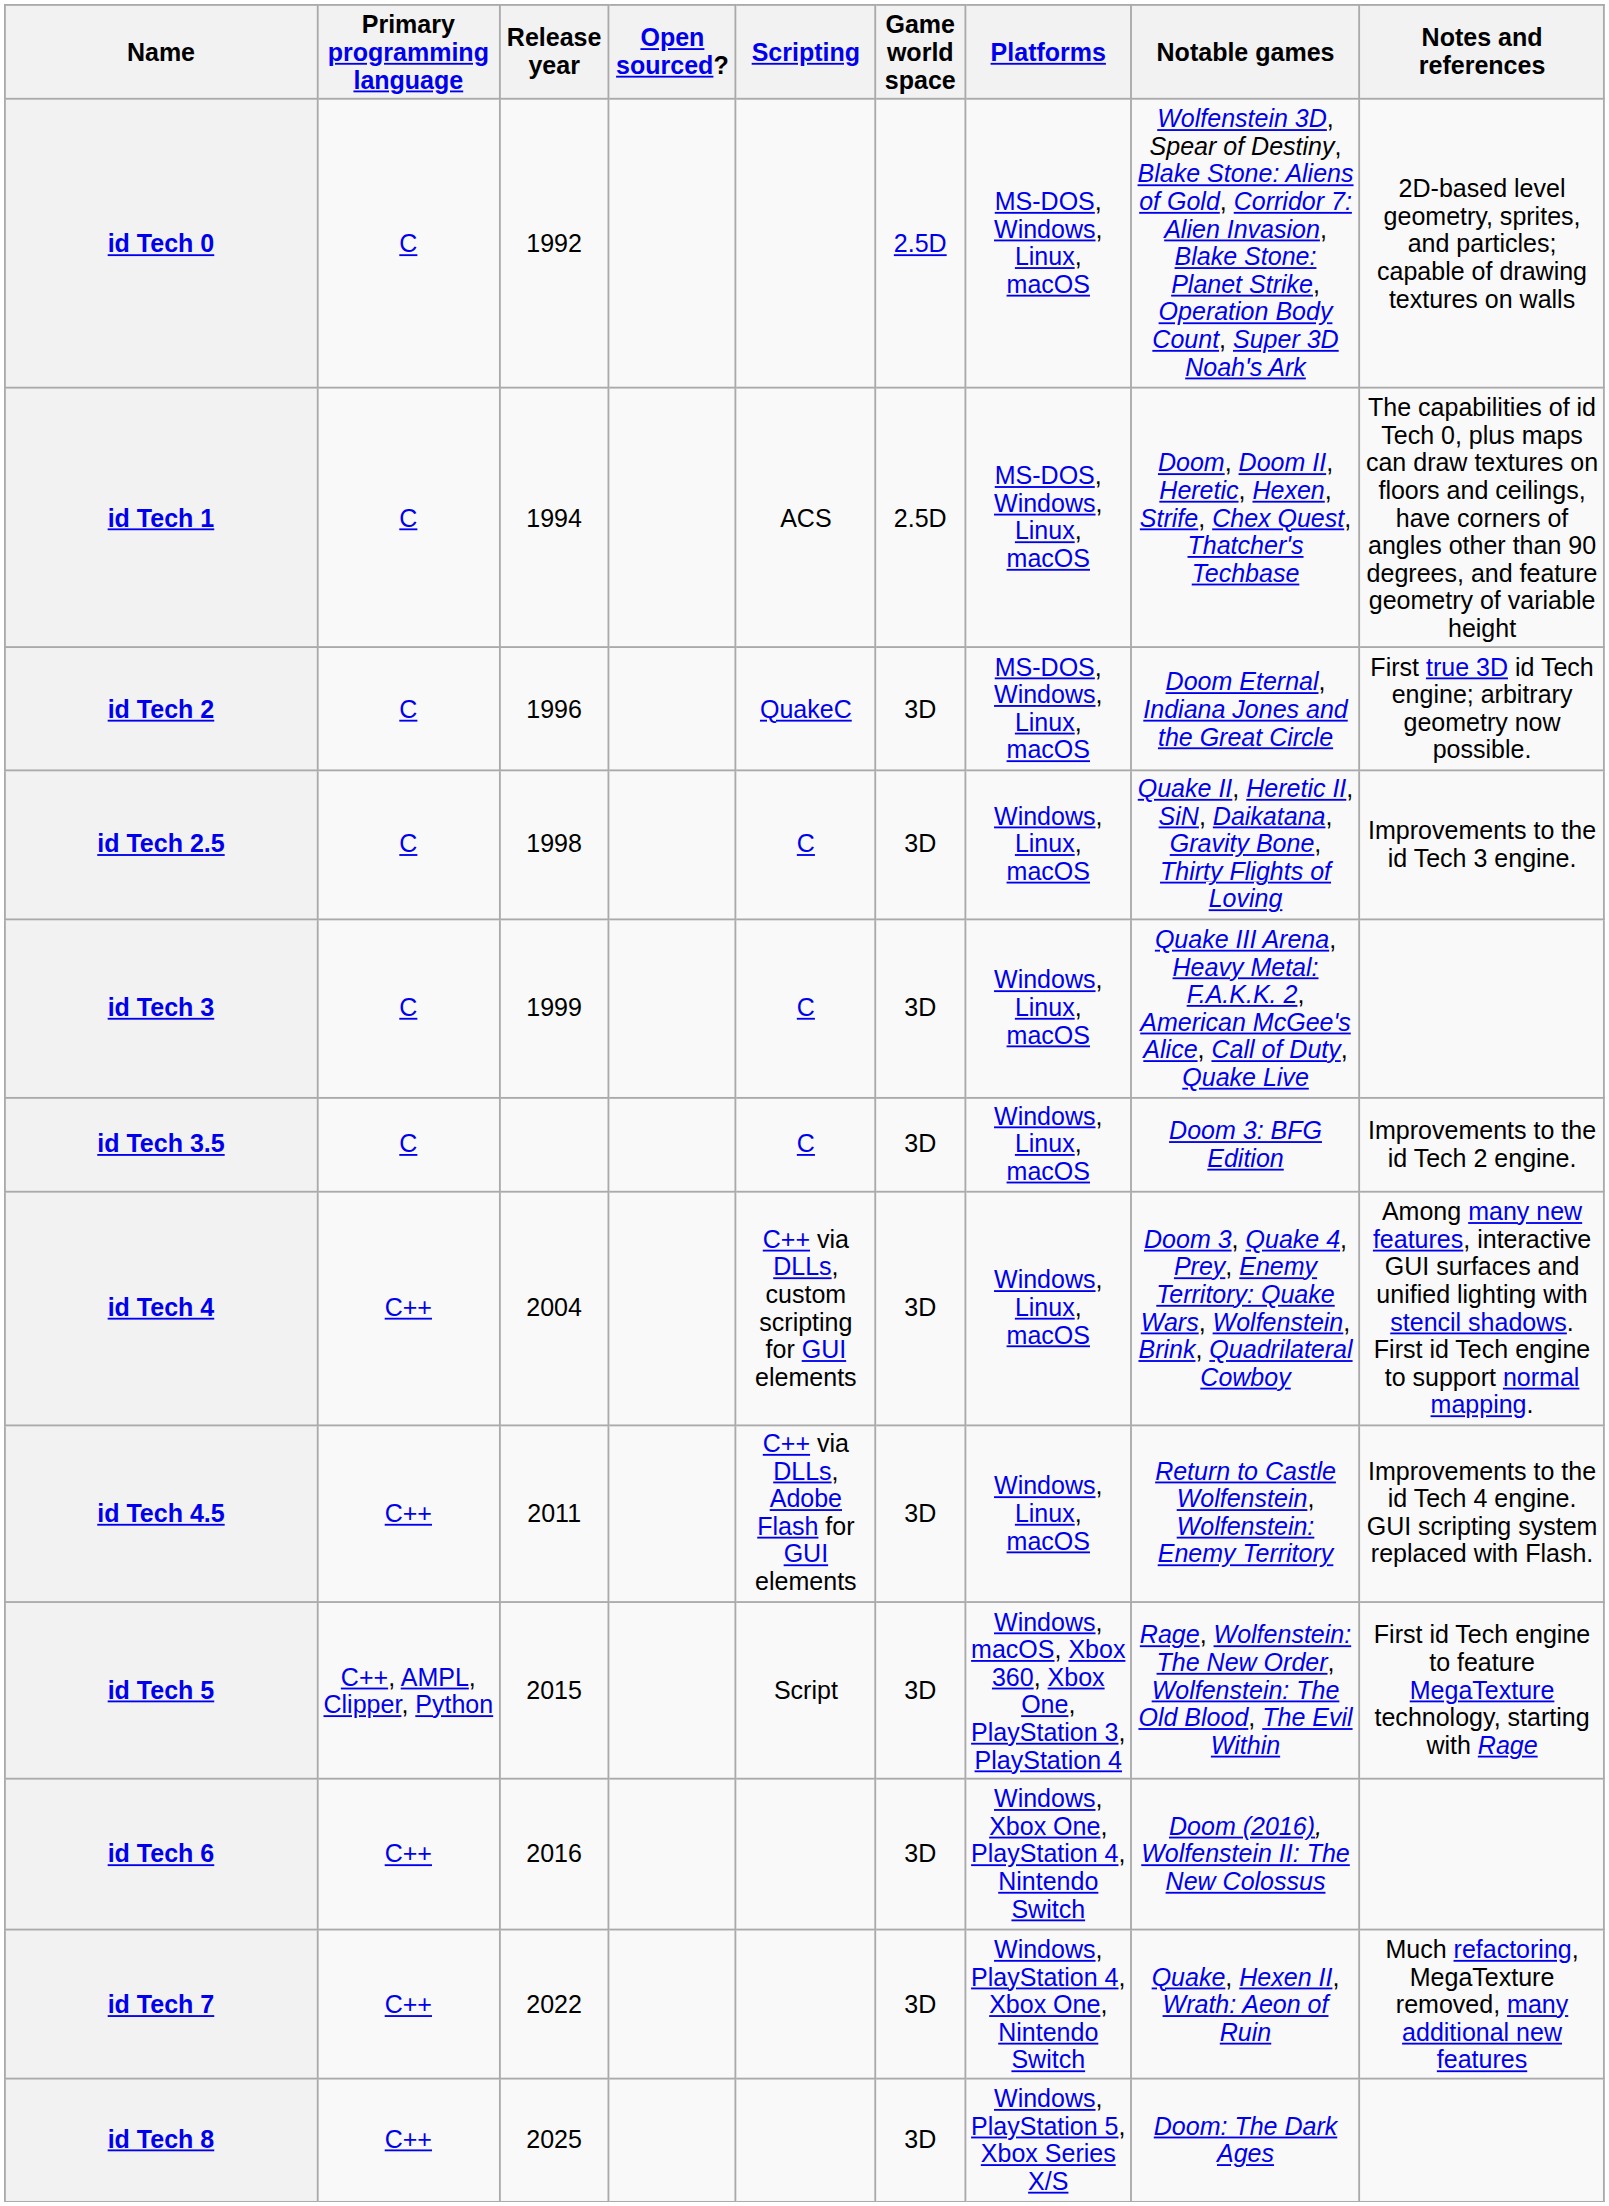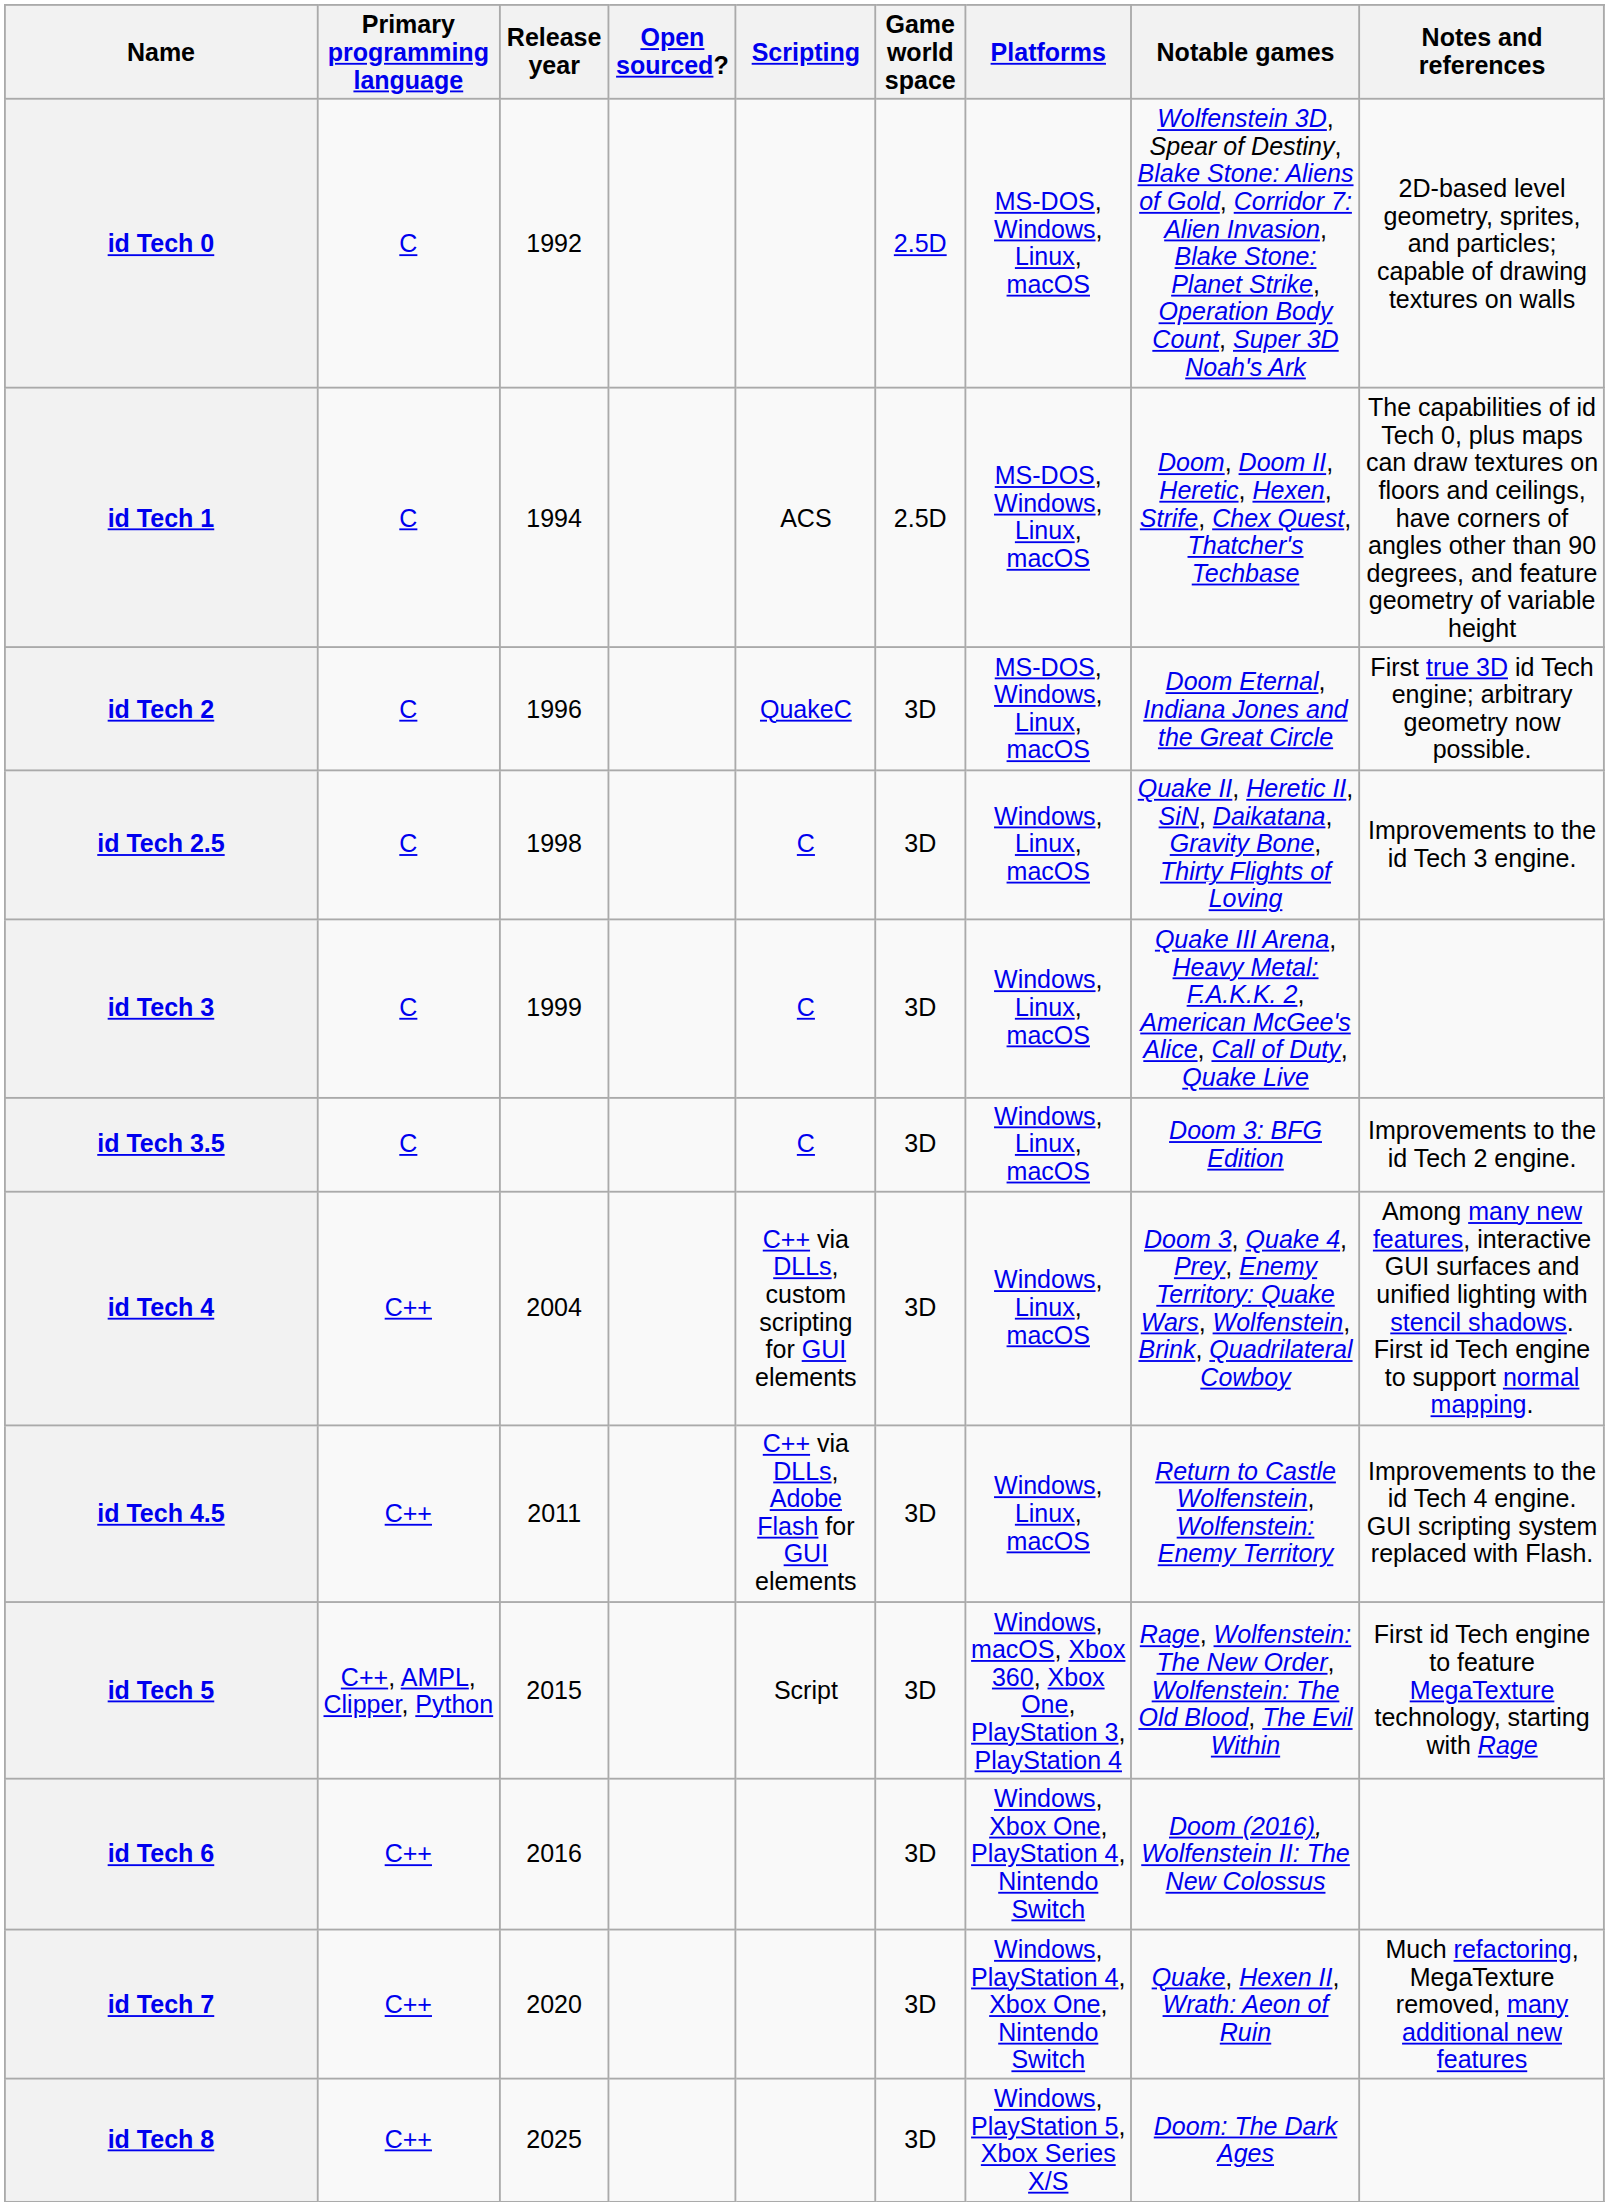(554, 2004) 2022 -> (554, 2004) 2020
